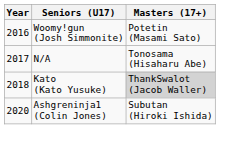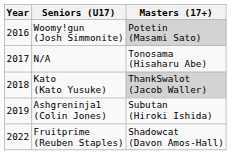(165, 33) no background -> (165, 33) lightgrey background
(18, 111) 2020 -> (18, 111) 2019
+ row: (79, 137)
